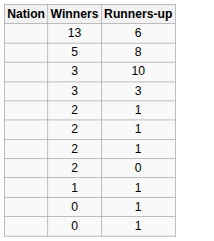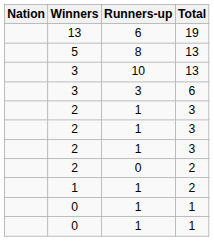+ column: (192, 14)
